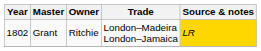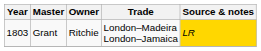(17, 33) 1802 -> (17, 33) 1803
